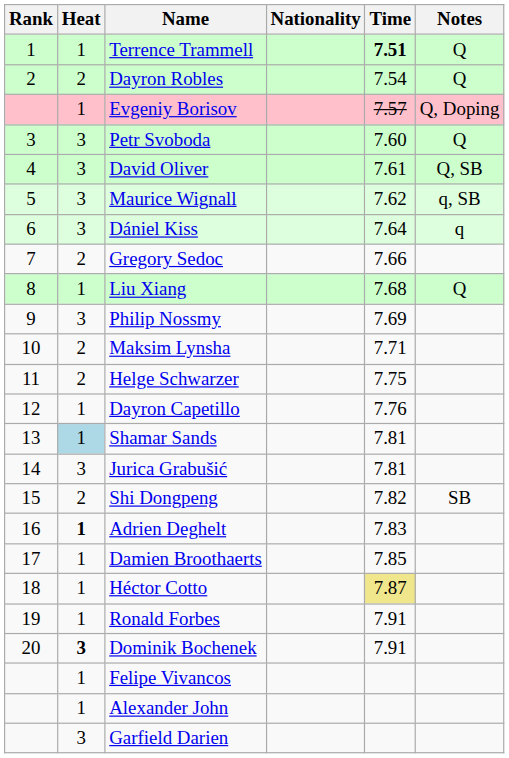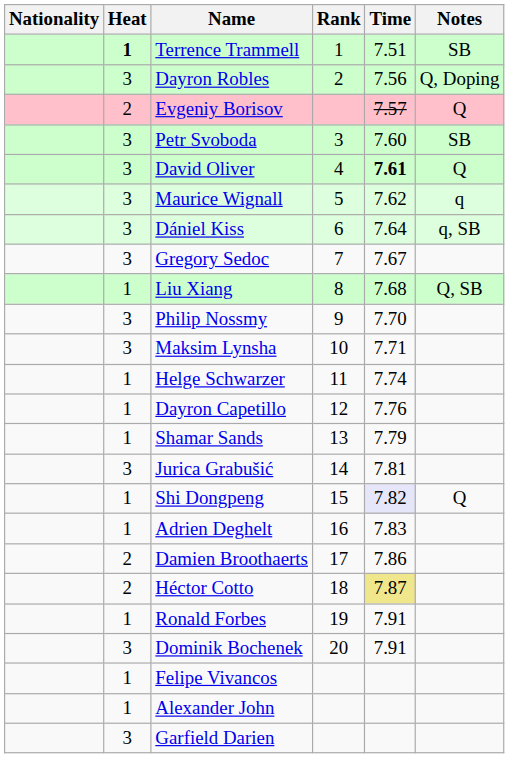columns swapped: (31, 19) <-> (316, 19)
(81, 49) normal -> (127, 49) bold
(390, 49) bold -> (390, 49) normal
(460, 49) Q -> (460, 49) SB
(81, 79) 2 -> (127, 79) 3
(390, 79) 7.54 -> (390, 79) 7.56
(460, 79) Q -> (460, 79) Q, Doping
(81, 109) 1 -> (127, 109) 2
(460, 109) Q, Doping -> (460, 109) Q
(460, 139) Q -> (460, 139) SB
(390, 169) normal -> (390, 169) bold
(460, 169) Q, SB -> (460, 169) Q
(460, 199) q, SB -> (460, 199) q
(460, 229) q -> (460, 229) q, SB
(81, 259) 2 -> (127, 259) 3
(390, 259) 7.66 -> (390, 259) 7.67
(460, 288) Q -> (460, 288) Q, SB
(390, 318) 7.69 -> (390, 318) 7.70
(81, 348) 2 -> (127, 348) 3
(81, 378) 2 -> (127, 378) 1
(390, 378) 7.75 -> (390, 378) 7.74
(81, 438) lightblue background -> (127, 438) no background
(390, 438) 7.81 -> (390, 438) 7.79
(81, 498) 2 -> (127, 498) 1
(390, 498) no background -> (390, 498) lavender background
(460, 498) SB -> (460, 498) Q
(81, 528) bold -> (127, 528) normal
(81, 558) 1 -> (127, 558) 2
(390, 558) 7.85 -> (390, 558) 7.86
(81, 588) 1 -> (127, 588) 2
(81, 648) bold -> (127, 648) normal
